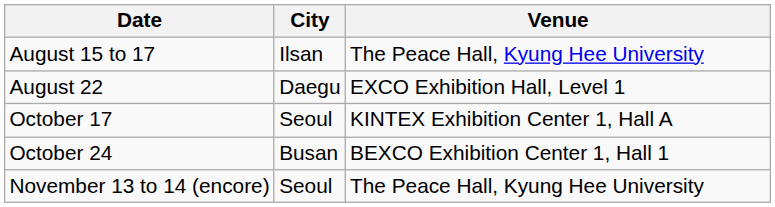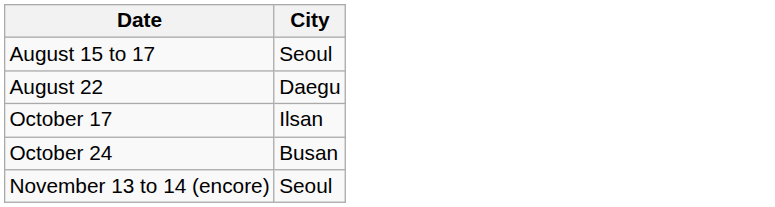- column: (558, 20)
(301, 53) Ilsan -> (306, 53) Seoul
(306, 119) Seoul -> (301, 119) Ilsan
